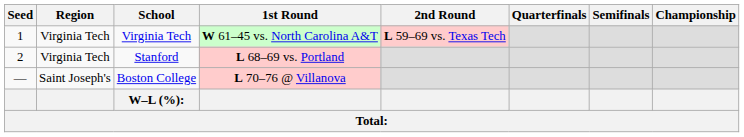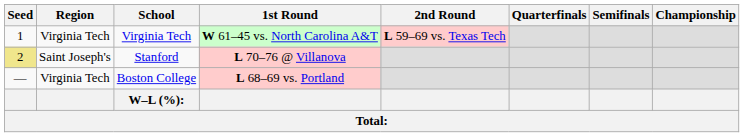(20, 57) no background -> (20, 57) khaki background
(75, 57) Virginia Tech -> (75, 57) Saint Joseph's
(290, 57) L 68–69 vs. Portland -> (290, 57) L 70–76 @ Villanova
(75, 78) Saint Joseph's -> (75, 78) Virginia Tech
(290, 78) L 70–76 @ Villanova -> (290, 78) L 68–69 vs. Portland
